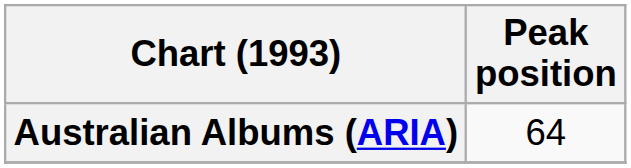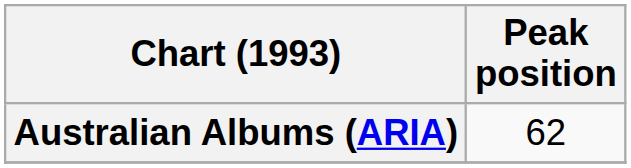(546, 132) 64 -> (546, 132) 62
